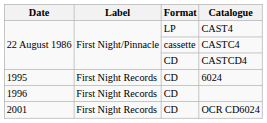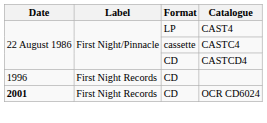- row: (212, 77)
(17, 110) normal -> (17, 93) bold
